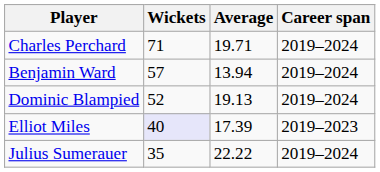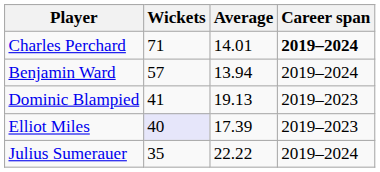(233, 45) 19.71 -> (233, 45) 14.01
(320, 45) normal -> (320, 45) bold
(156, 99) 52 -> (156, 99) 41
(320, 99) 2019–2024 -> (320, 99) 2019–2023
